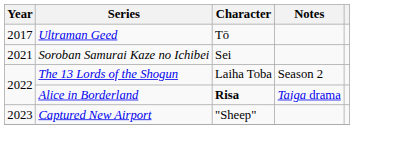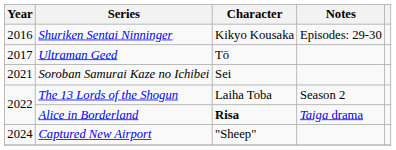+ row: (105, 34)
(20, 114) 2023 -> (20, 134) 2024
